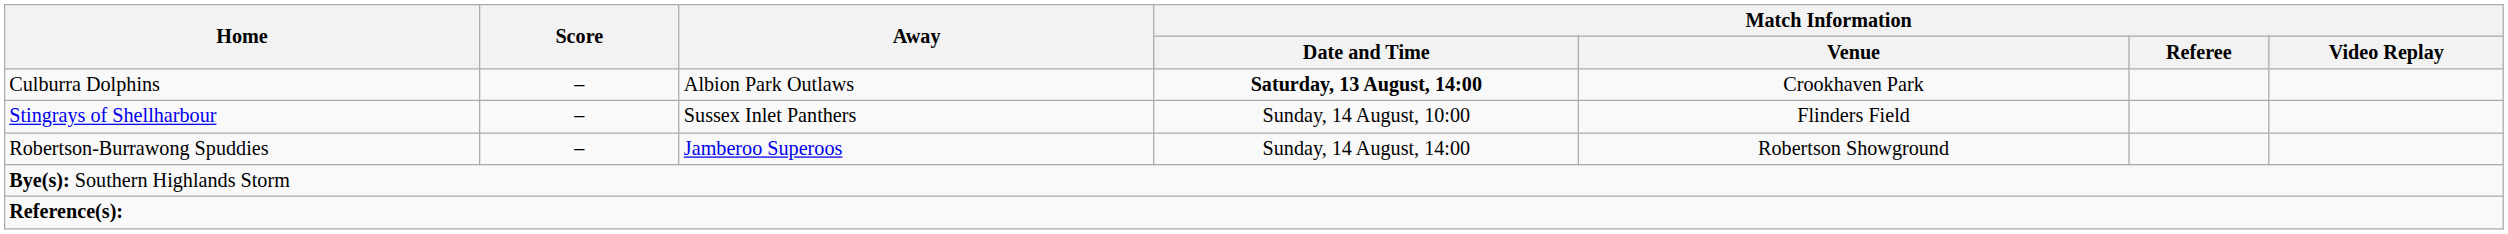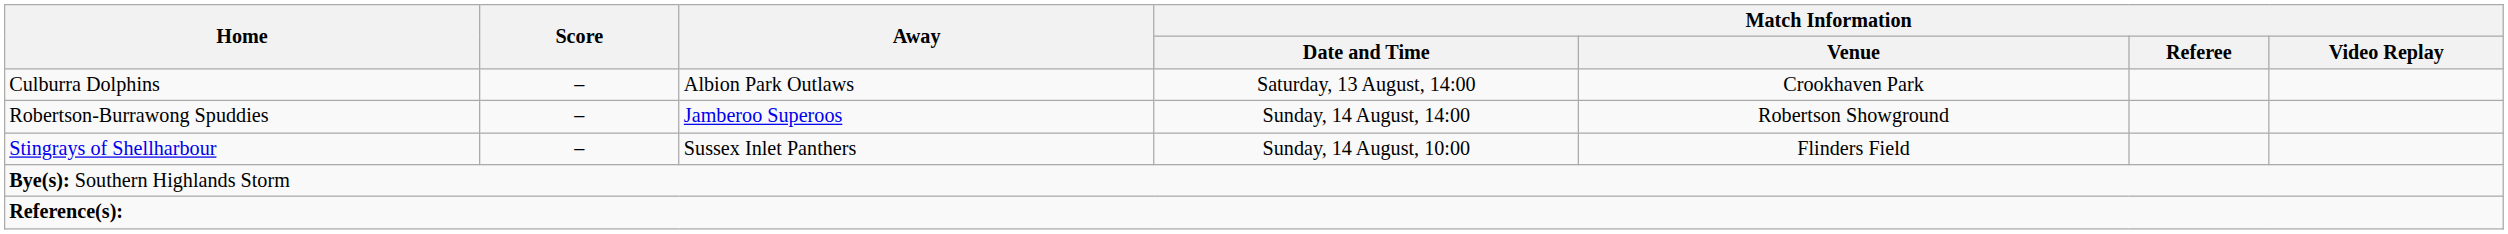(1366, 84) bold -> (1366, 84) normal
rows swapped: (113, 116) <-> (139, 148)
